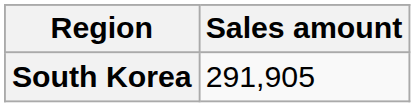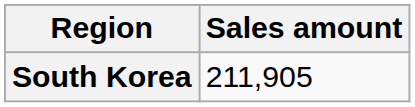(260, 76) 291,905 -> (259, 76) 211,905
